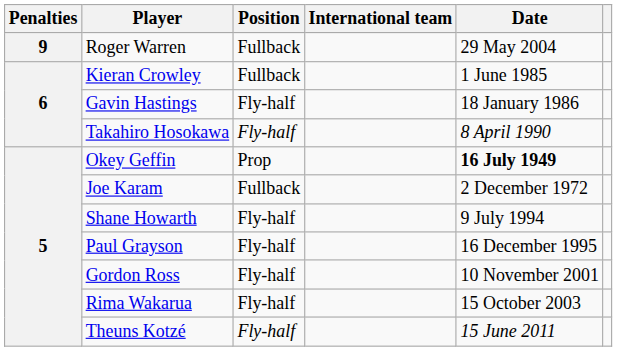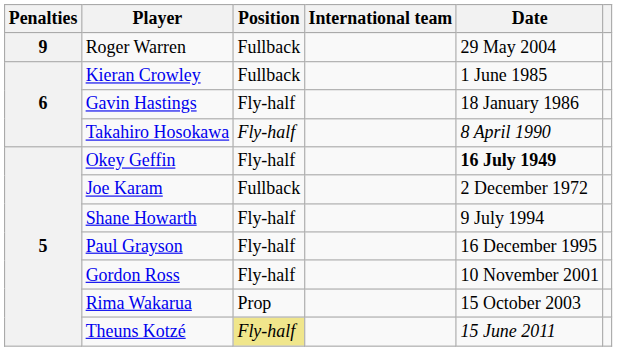(254, 160) Prop -> (266, 160) Fly-half
(266, 302) Fly-half -> (254, 302) Prop
(266, 331) no background -> (266, 331) khaki background
